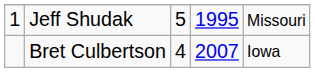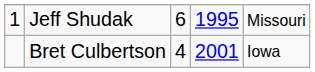(180, 20) 5 -> (180, 20) 6
(217, 51) 2007 -> (217, 51) 2001
